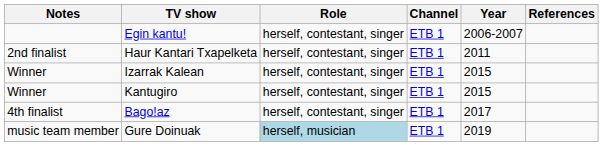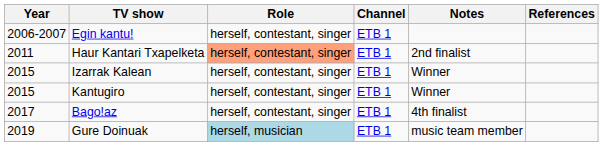columns swapped: (493, 14) <-> (63, 14)
(333, 53) no background -> (281, 53) lightsalmon background
